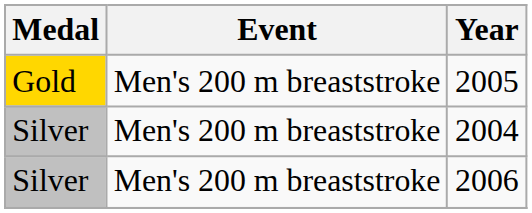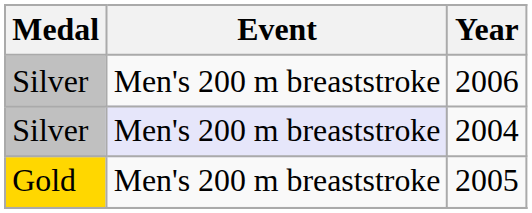rows swapped: (487, 80) <-> (487, 181)
(277, 130) no background -> (277, 130) lavender background
